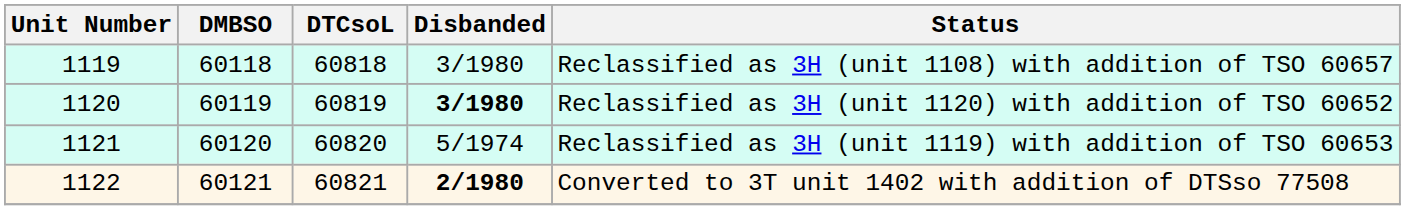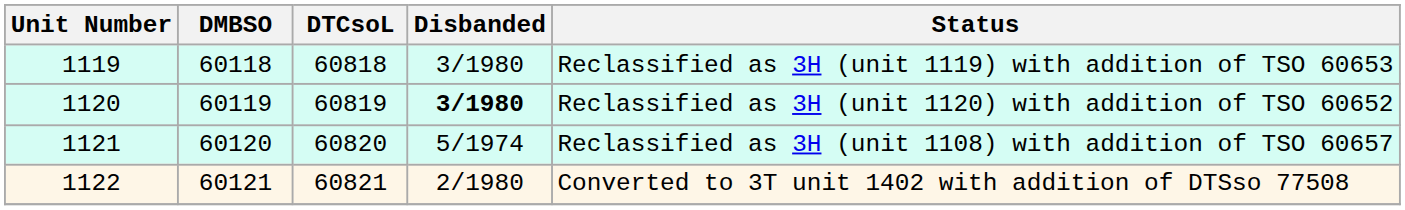(975, 65) Reclassified as 3H (unit 1108) with addition of TSO 60657 -> (975, 65) Reclassified as 3H (unit 1119) with addition of TSO 60653
(975, 144) Reclassified as 3H (unit 1119) with addition of TSO 60653 -> (975, 144) Reclassified as 3H (unit 1108) with addition of TSO 60657
(480, 184) bold -> (480, 184) normal
